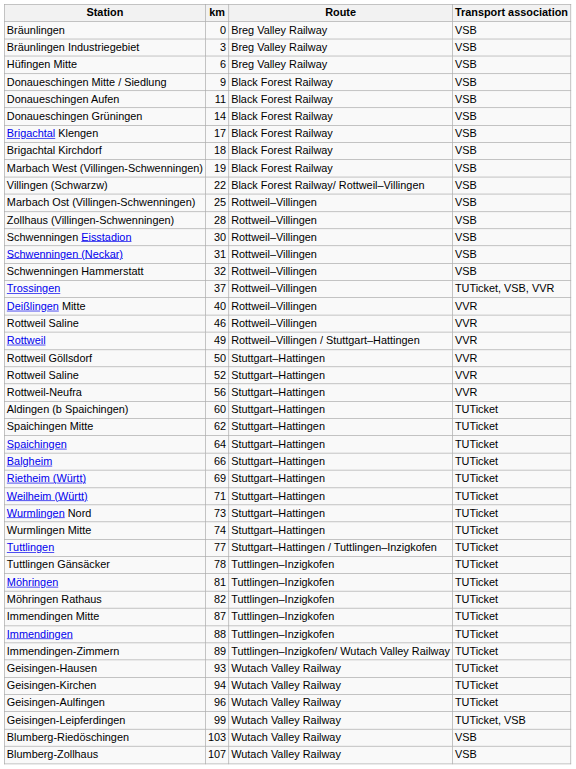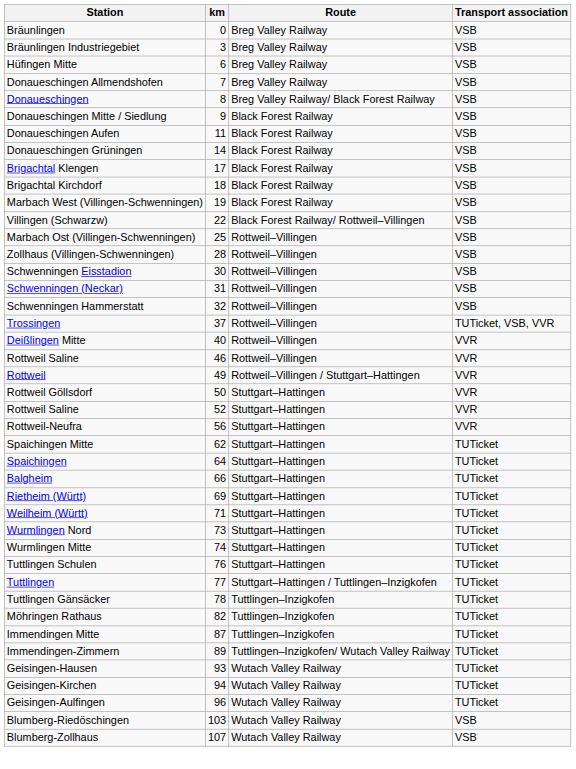+ row: (85, 82)
+ row: (48, 99)
- row: (68, 409)
+ row: (52, 565)
- row: (33, 582)
- row: (40, 634)
- row: (66, 720)
